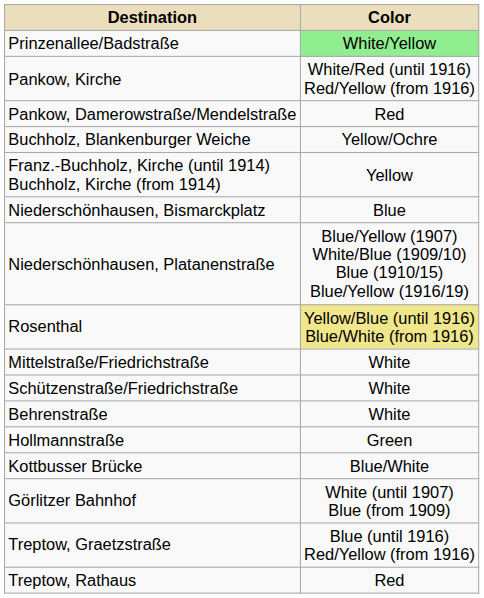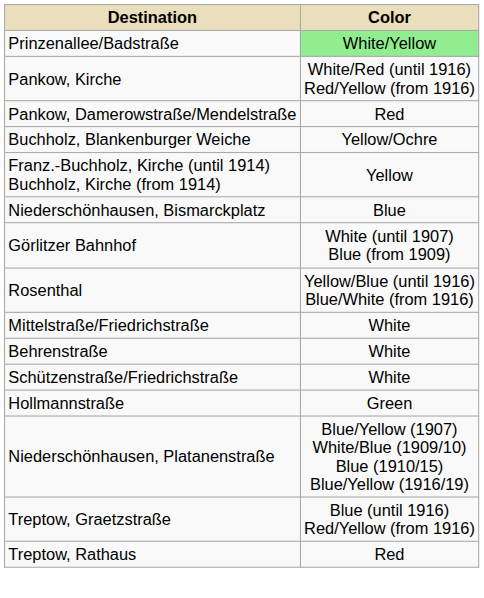rows swapped: (141, 264) <-> (72, 501)
(389, 327) khaki background -> (389, 290) no background
rows swapped: (58, 414) <-> (123, 388)
- row: (75, 466)
